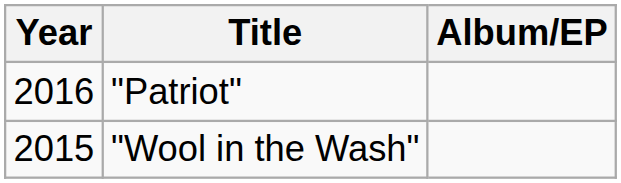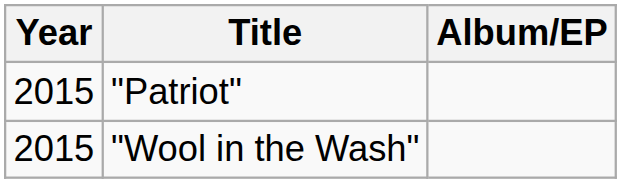(54, 90) 2016 -> (54, 90) 2015
